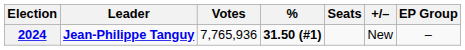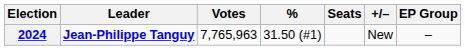(229, 34) 7,765,936 -> (229, 34) 7,765,963
(292, 34) bold -> (292, 34) normal
